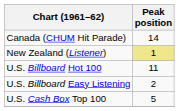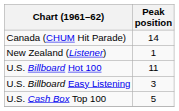(153, 53) khaki background -> (153, 53) no background
(153, 83) 2 -> (153, 83) 3
